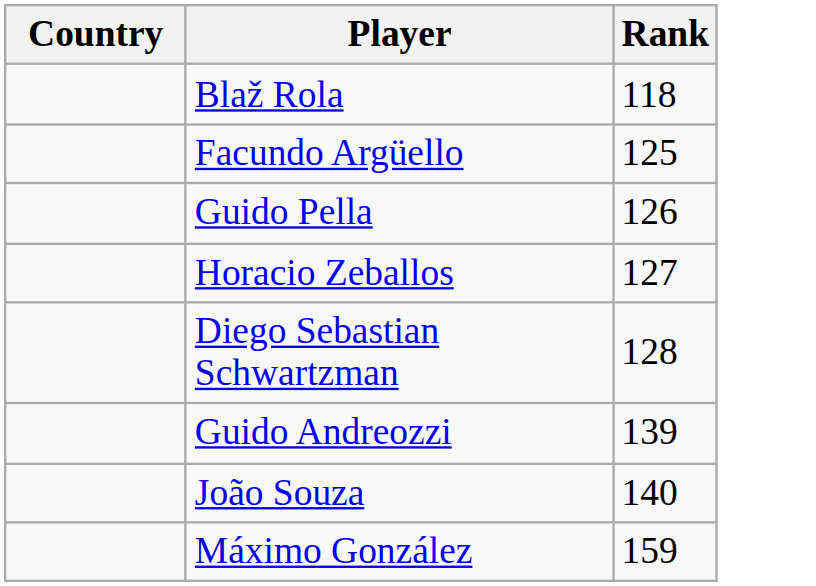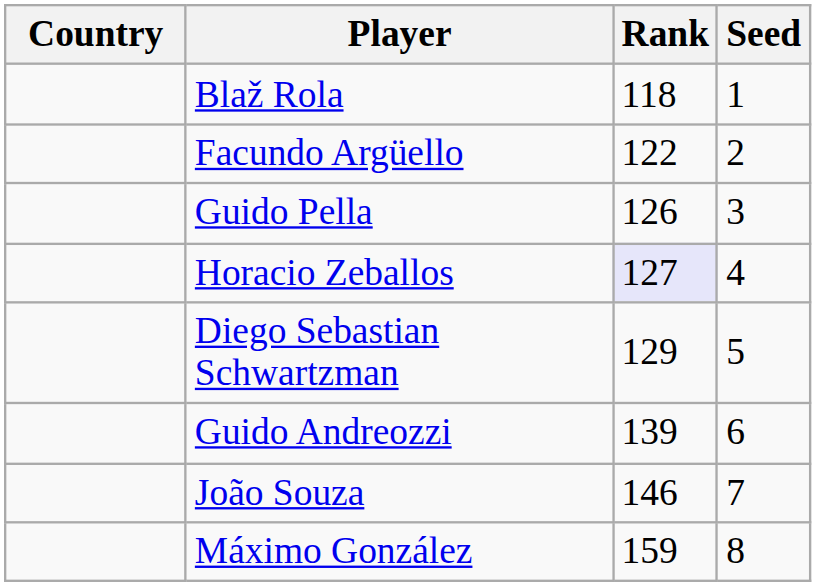+ column: (764, 34)
(650, 152) 125 -> (650, 152) 122
(650, 271) no background -> (650, 271) lavender background
(650, 352) 128 -> (650, 352) 129
(650, 491) 140 -> (650, 491) 146
